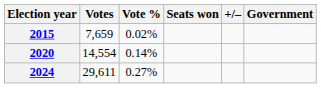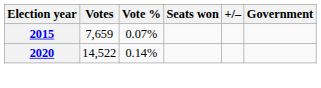(141, 33) 0.02% -> (141, 33) 0.07%
(99, 53) 14,554 -> (99, 53) 14,522
- row: (42, 72)
